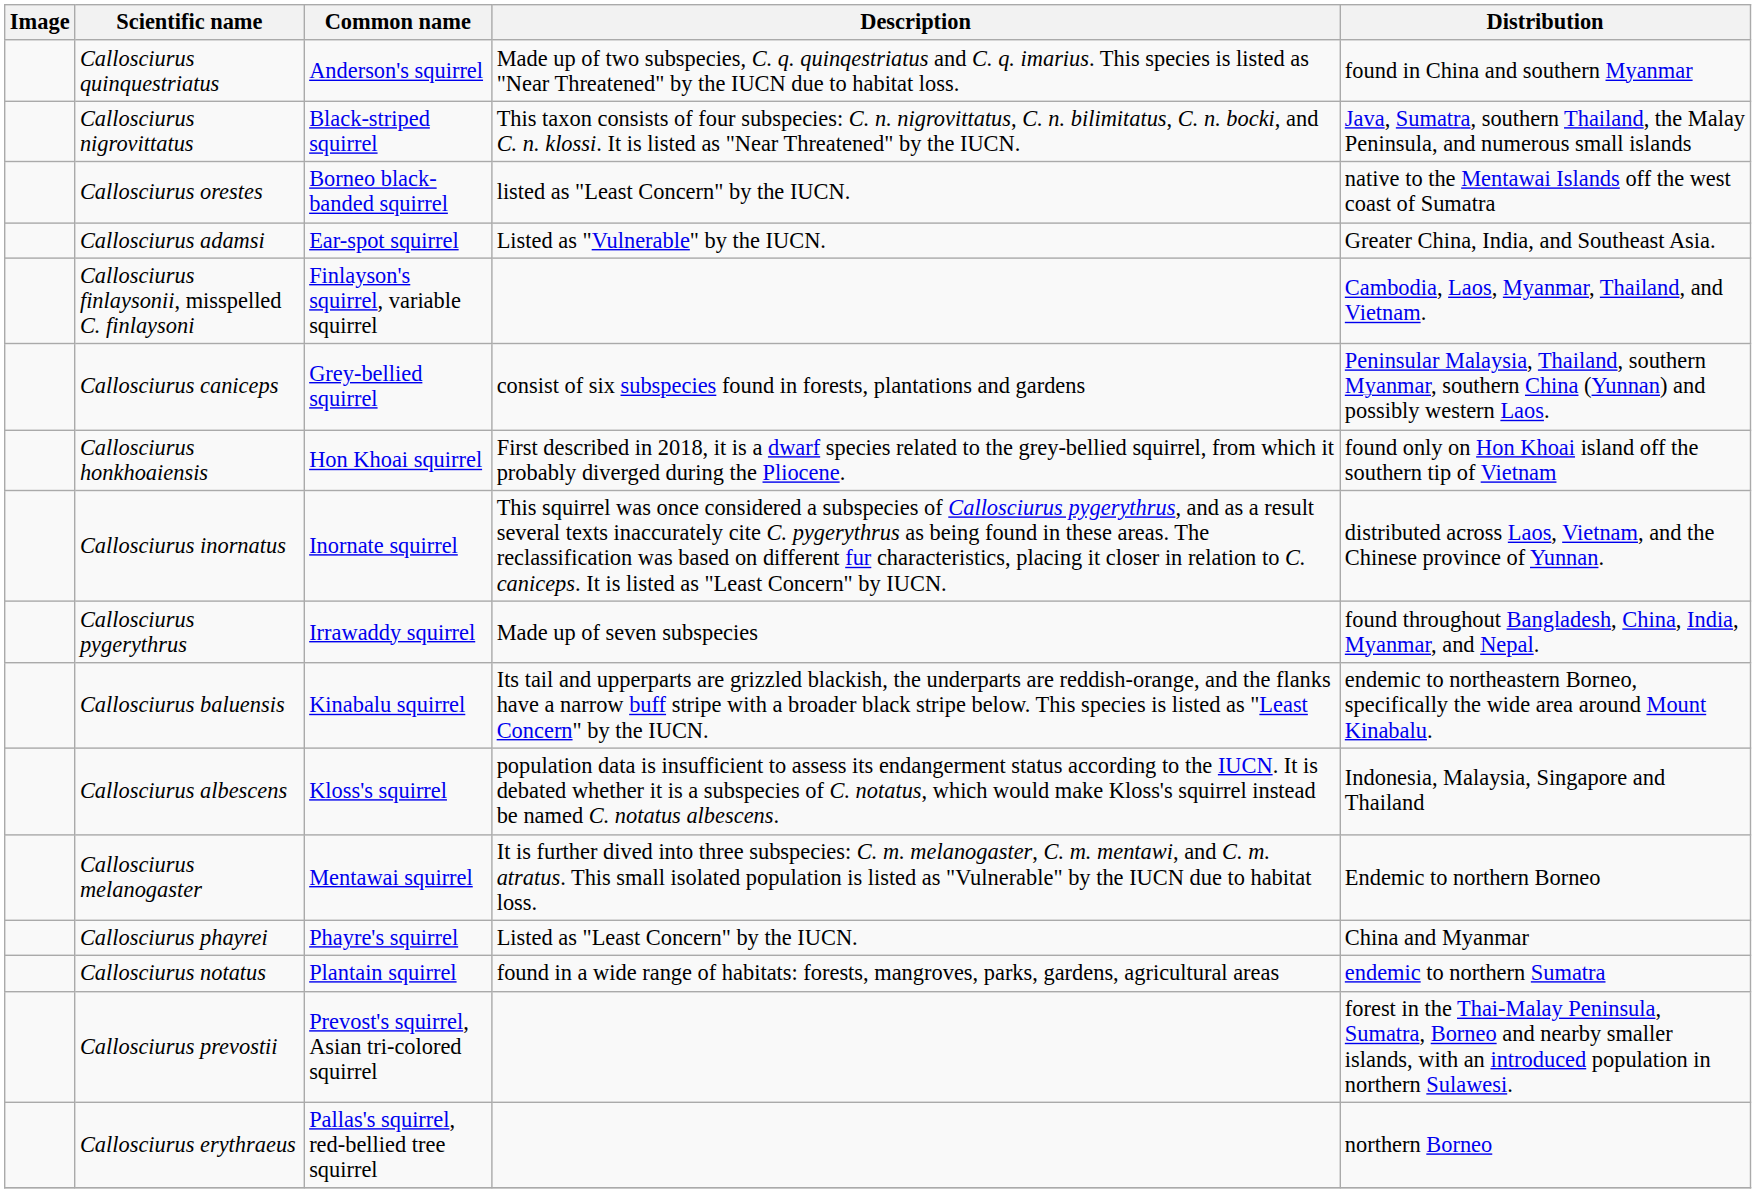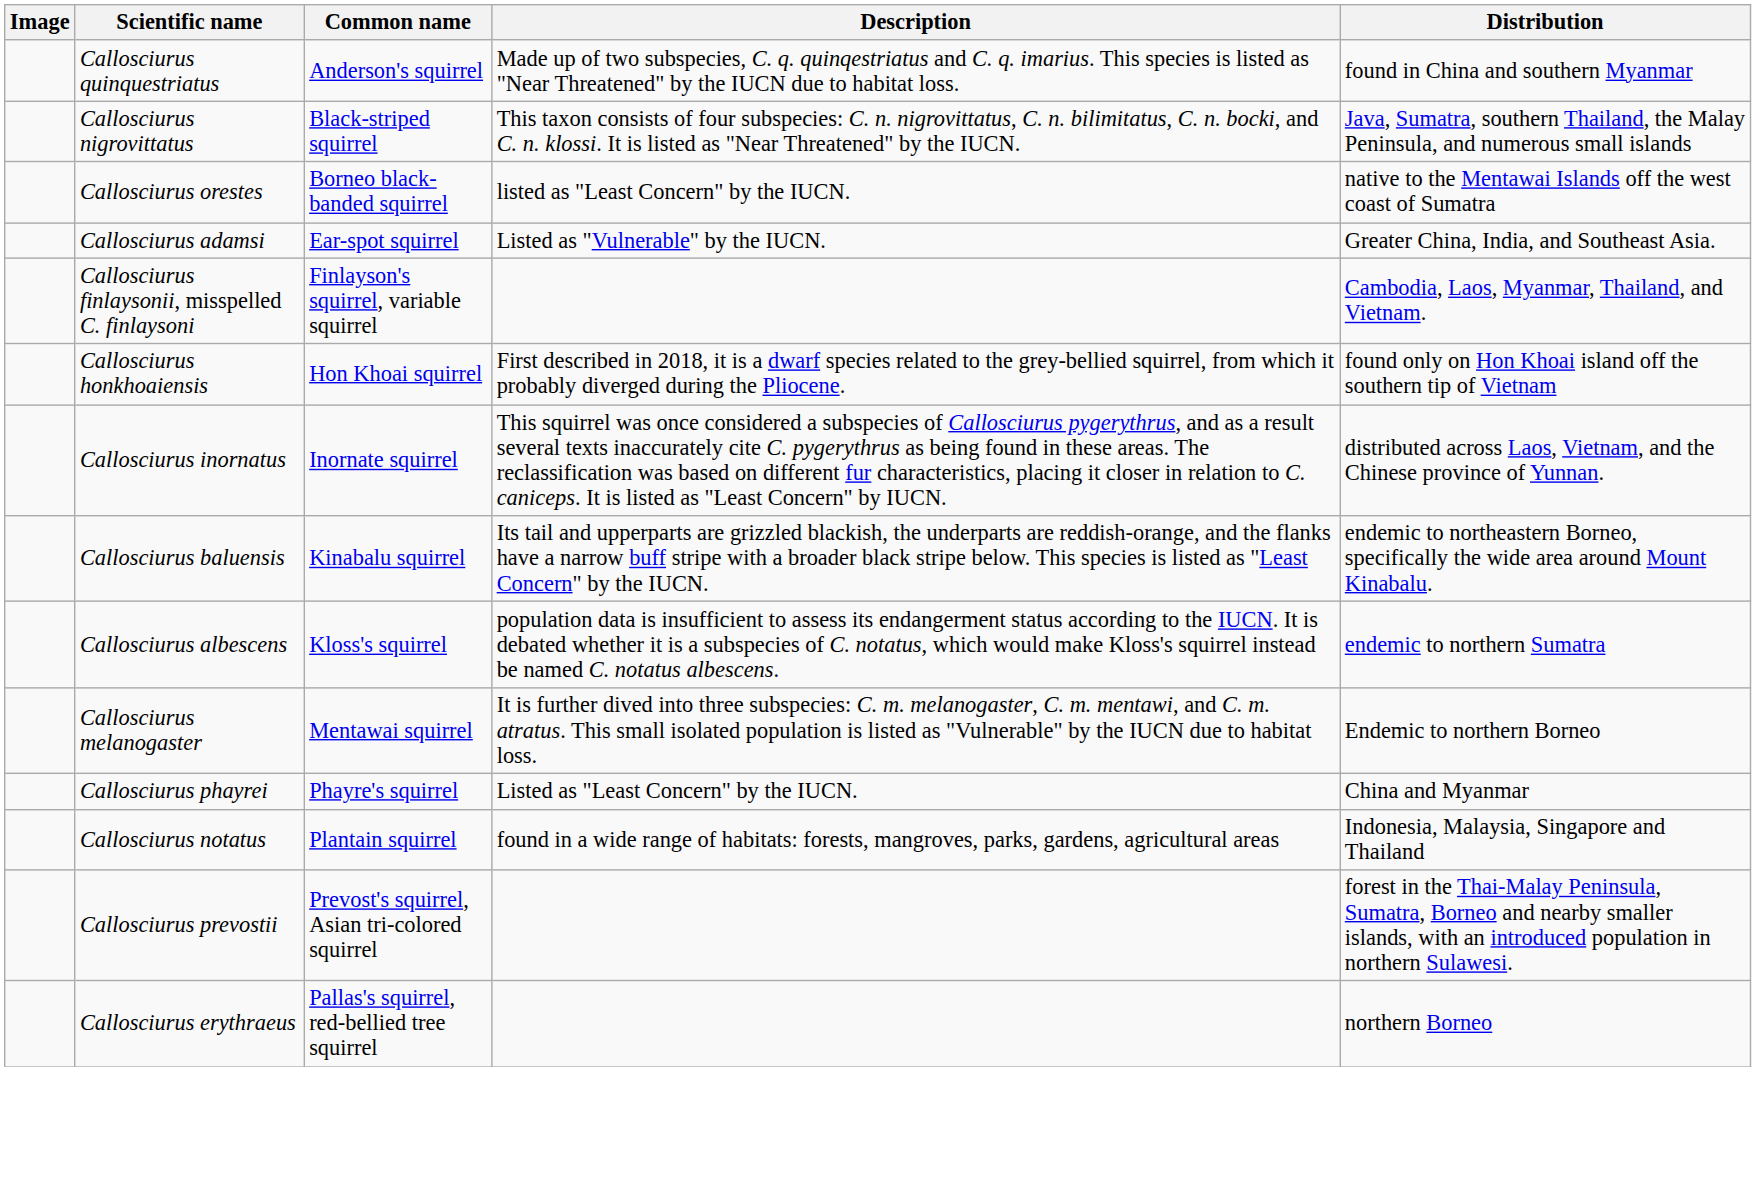- row: (179, 386)
- row: (137, 631)
(1505, 791) Indonesia, Malaysia, Singapore and Thailand -> (1475, 644) endemic to northern Sumatra
(1475, 973) endemic to northern Sumatra -> (1505, 839) Indonesia, Malaysia, Singapore and Thailand
